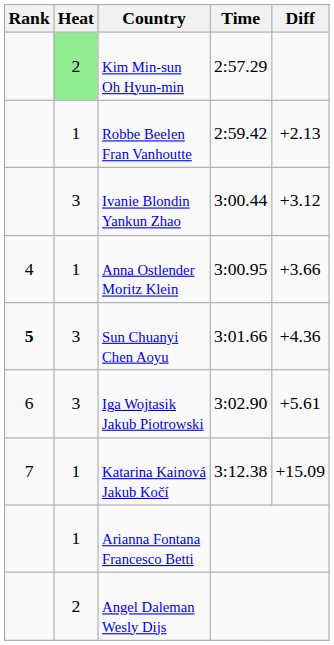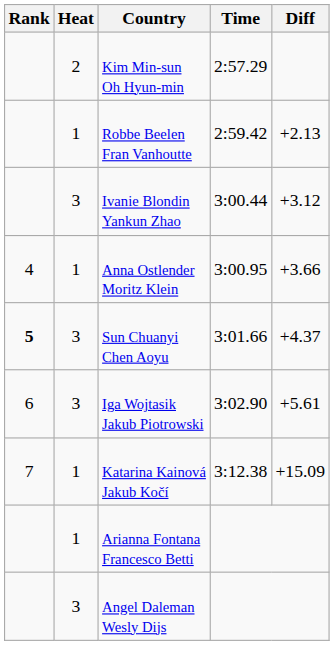(76, 66) lightgreen background -> (76, 66) no background
(300, 336) +4.36 -> (300, 336) +4.37
(76, 606) 2 -> (76, 606) 3
